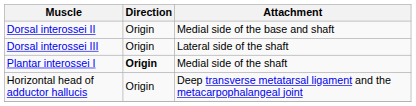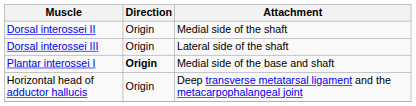(256, 30) Medial side of the base and shaft -> (232, 30) Medial side of the shaft
(232, 64) Medial side of the shaft -> (256, 64) Medial side of the base and shaft
